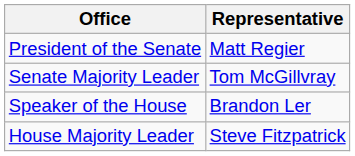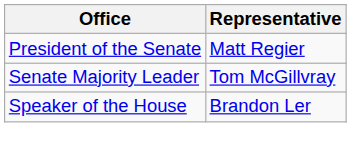- row: (101, 135)
